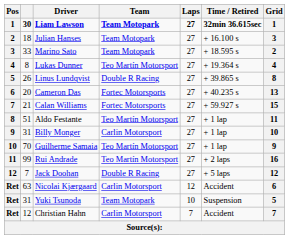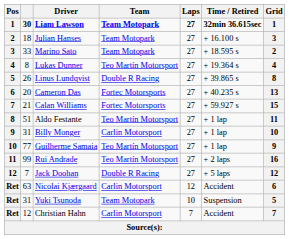(27, 146) 70 -> (27, 146) 77
